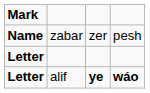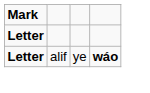- row: (66, 35)
(96, 77) bold -> (80, 56) normal
